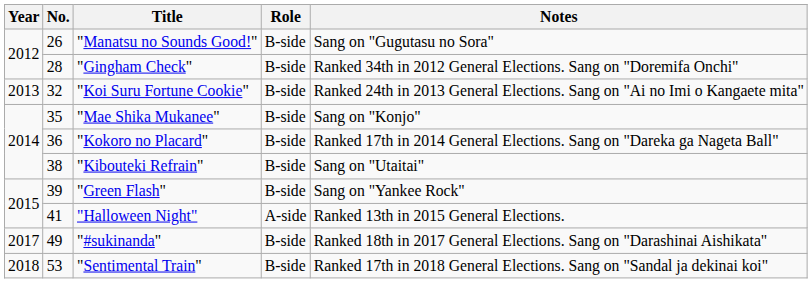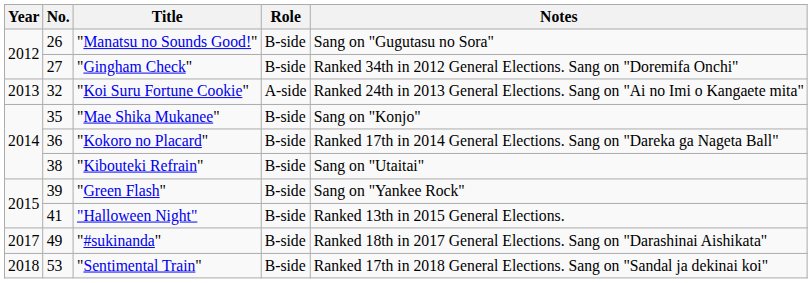(55, 66) 28 -> (55, 66) 27
(285, 91) B-side -> (286, 91) A-side
(286, 215) A-side -> (285, 215) B-side
